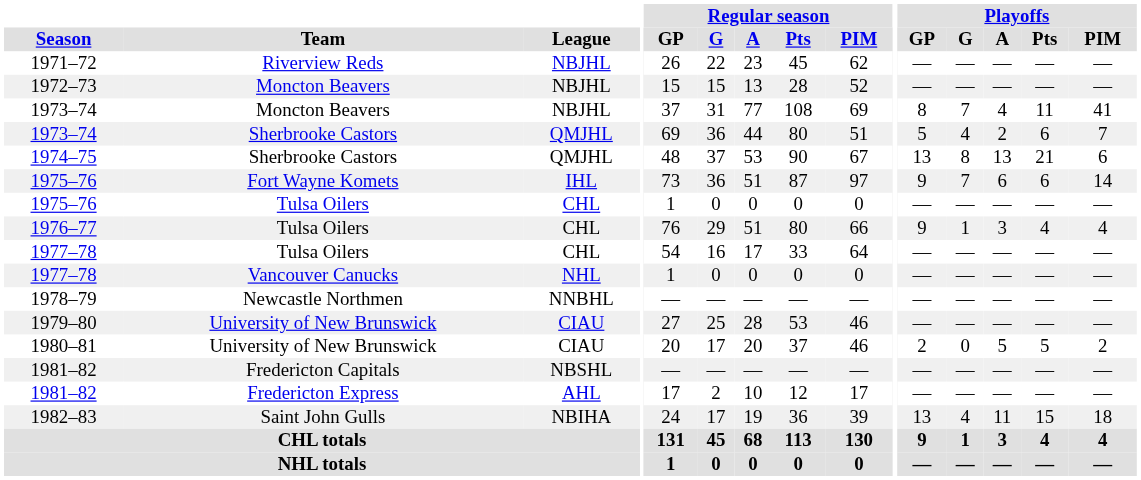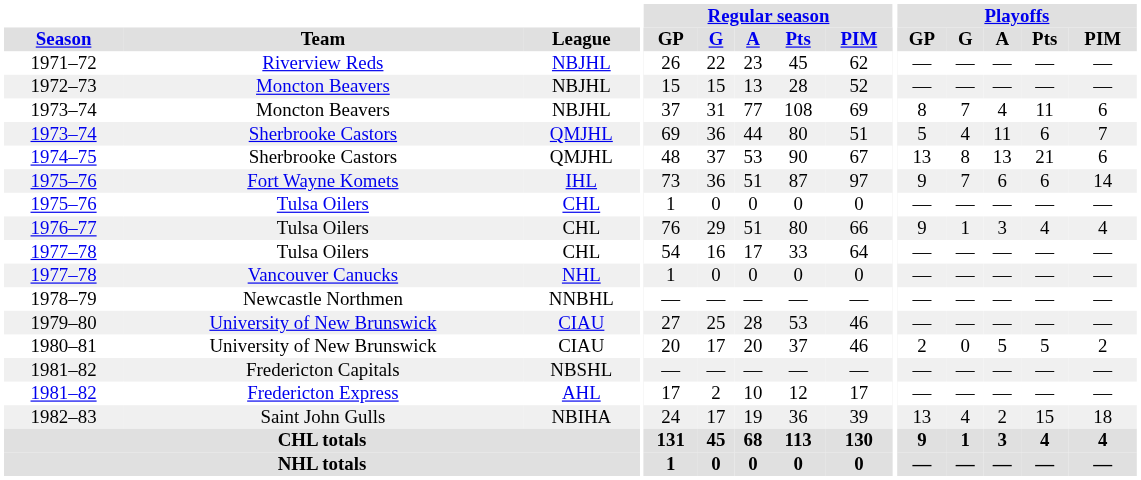(1103, 110) 41 -> (1103, 110) 6
(1002, 133) 2 -> (1002, 133) 11
(1002, 416) 11 -> (1002, 416) 2
